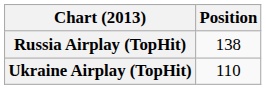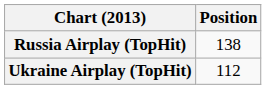(228, 71) 110 -> (228, 71) 112
